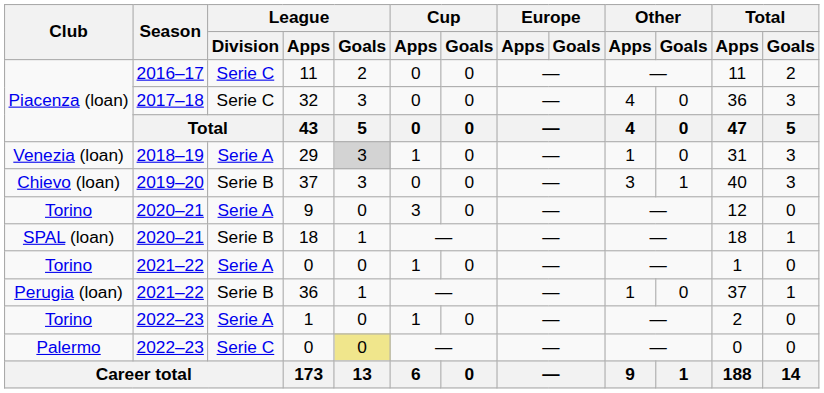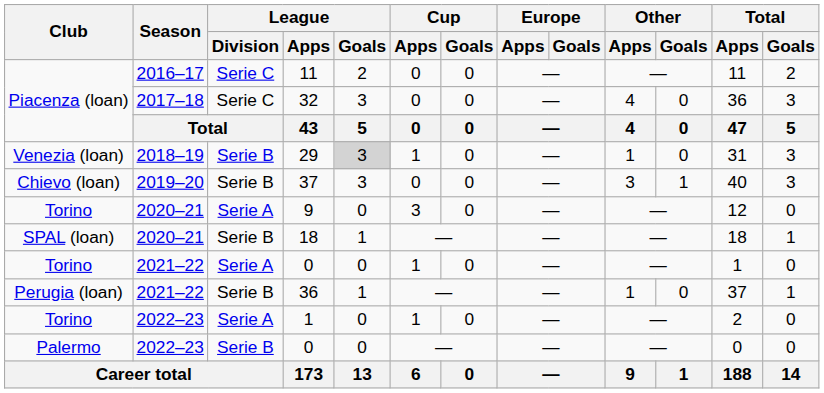(245, 155) Serie A -> (245, 155) Serie B
(245, 347) Serie C -> (245, 347) Serie B
(362, 347) khaki background -> (362, 347) no background
